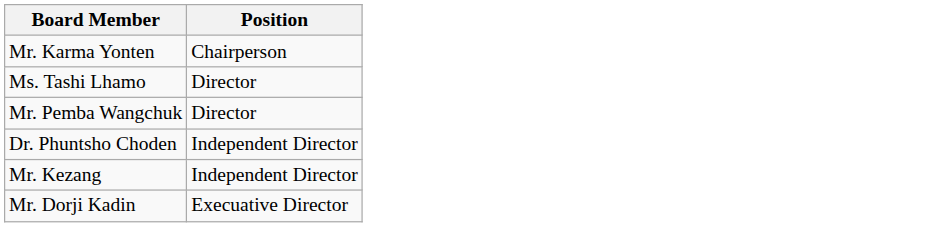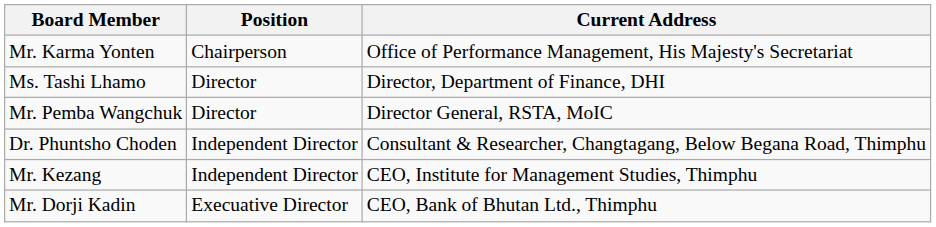+ column: (646, 19)
